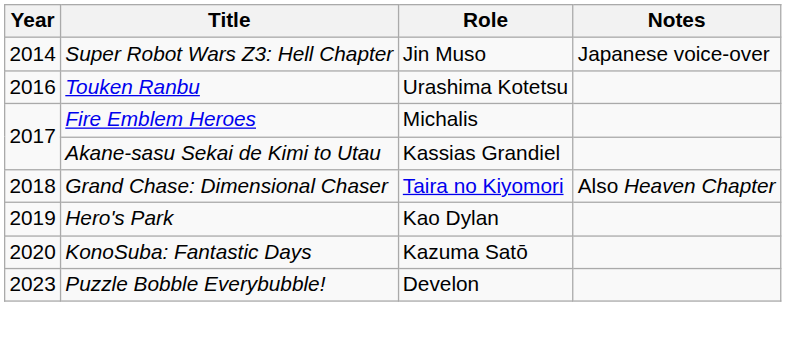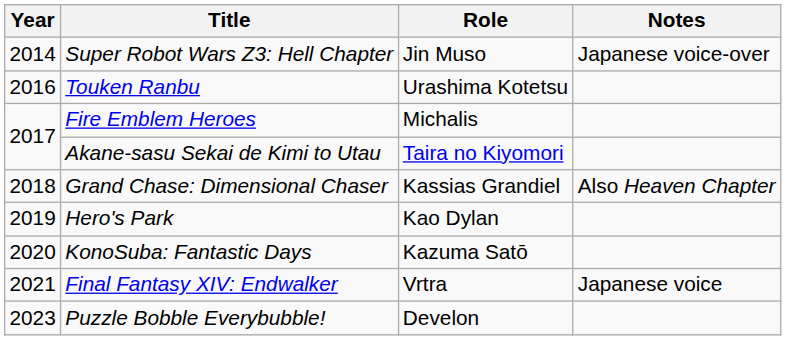(481, 152) Kassias Grandiel -> (483, 152) Taira no Kiyomori
(483, 185) Taira no Kiyomori -> (481, 185) Kassias Grandiel
+ row: (202, 284)
